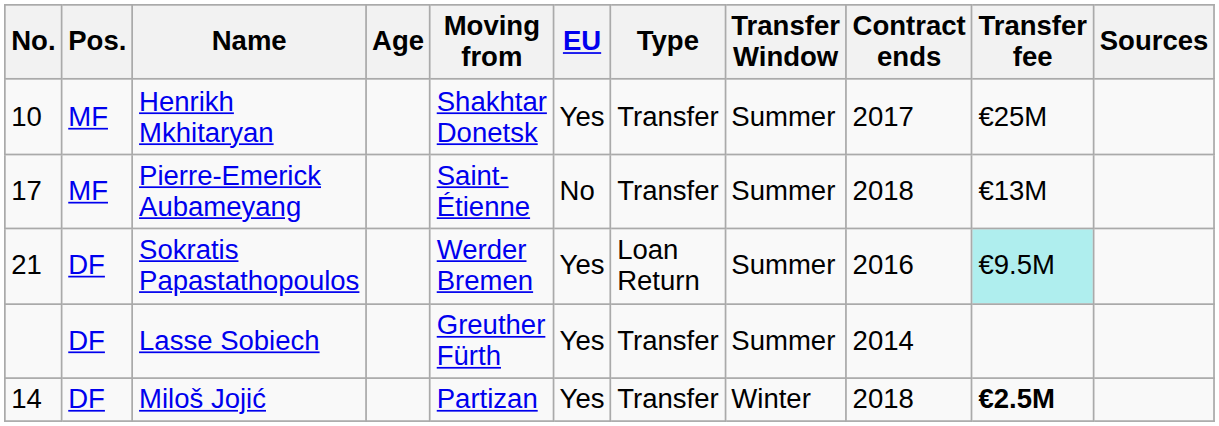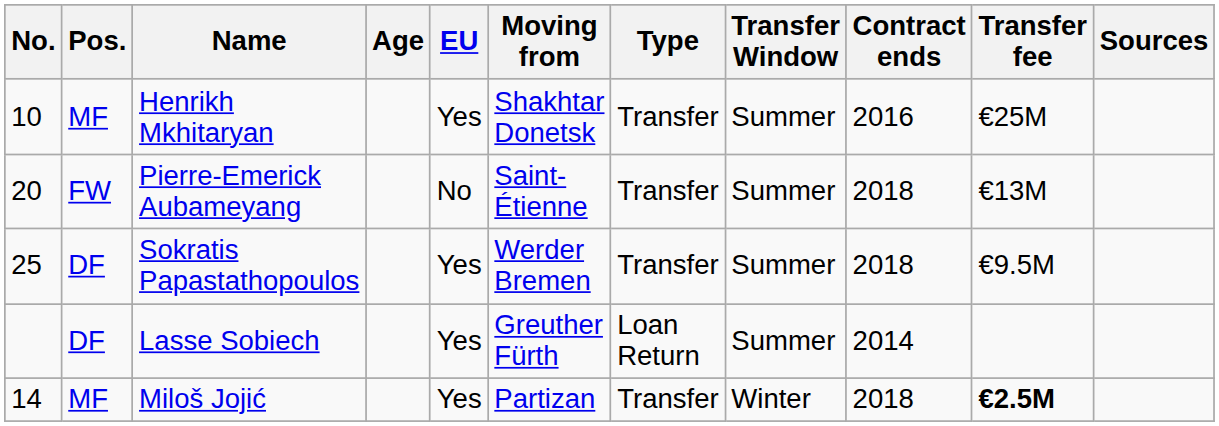columns swapped: (582, 41) <-> (492, 41)
(883, 116) 2017 -> (883, 116) 2016
(27, 191) 17 -> (27, 191) 20
(88, 191) MF -> (90, 191) FW
(27, 265) 21 -> (27, 265) 25
(658, 265) Loan Return -> (668, 265) Transfer
(883, 265) 2016 -> (883, 265) 2018
(1017, 265) paleturquoise background -> (1017, 265) no background
(668, 340) Transfer -> (658, 340) Loan Return
(87, 399) DF -> (88, 399) MF
